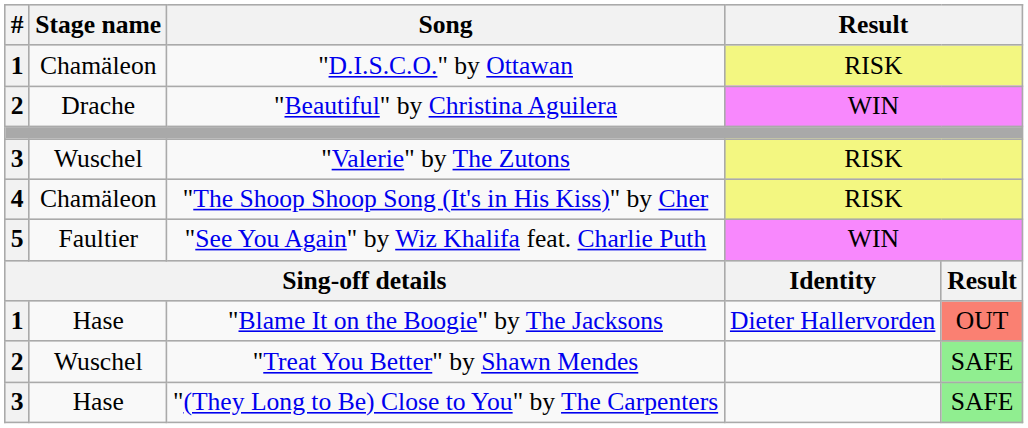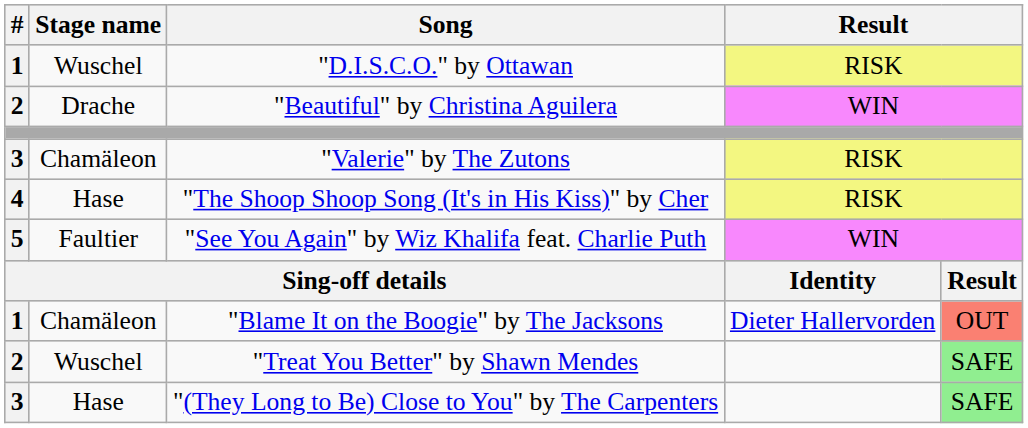(98, 65) Chamäleon -> (98, 65) Wuschel
(98, 158) Wuschel -> (98, 158) Chamäleon
(98, 199) Chamäleon -> (98, 199) Hase
(98, 320) Hase -> (98, 320) Chamäleon
